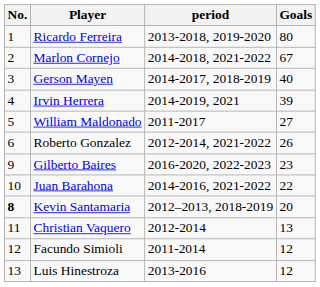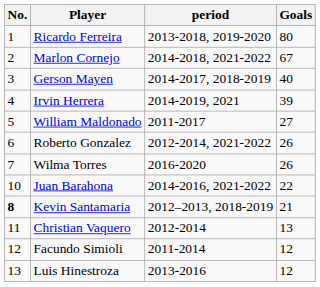+ row: (70, 164)
- row: (75, 164)
(286, 206) 20 -> (286, 206) 21
